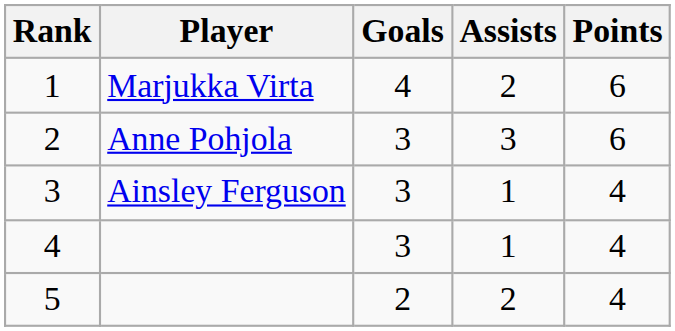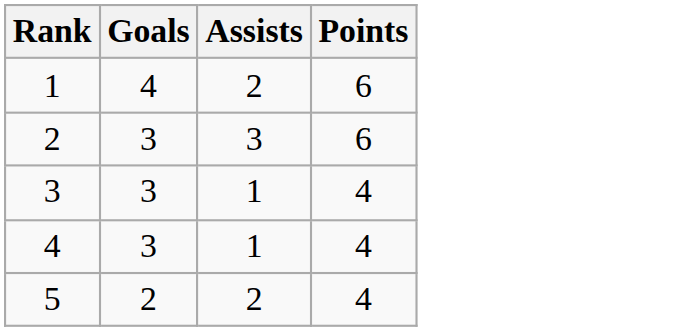- column: (226, 31)
